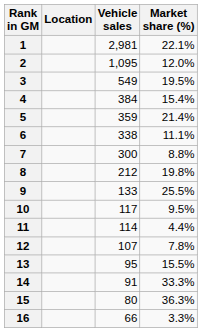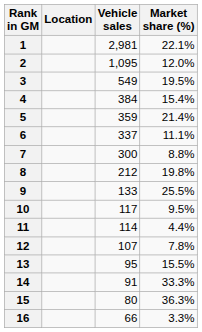(128, 136) 338 -> (128, 136) 337
